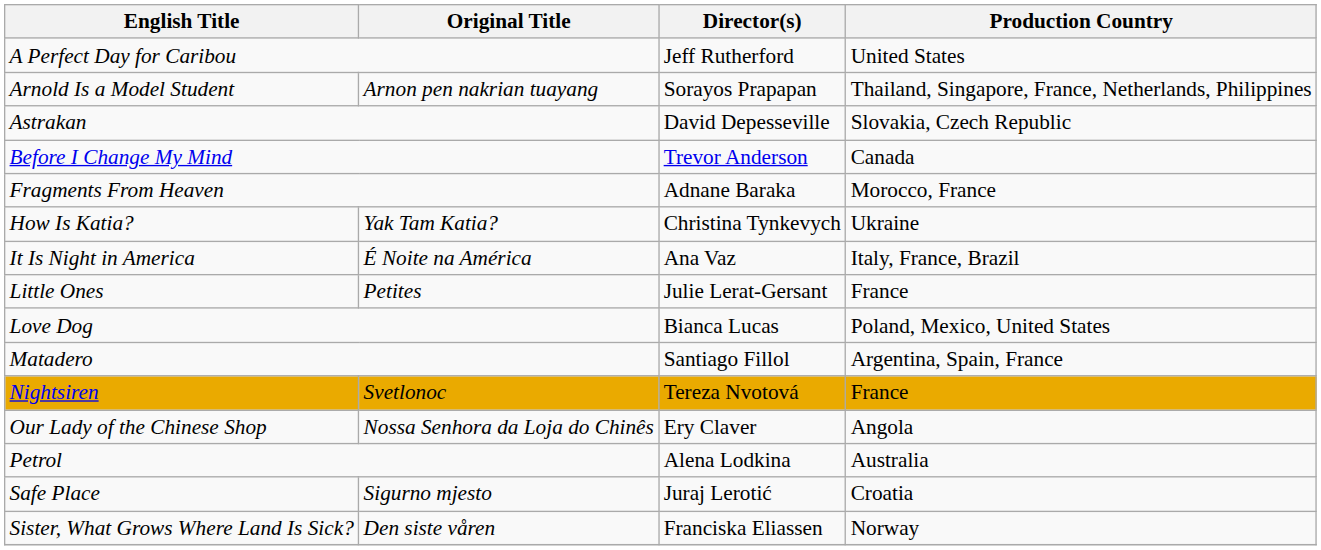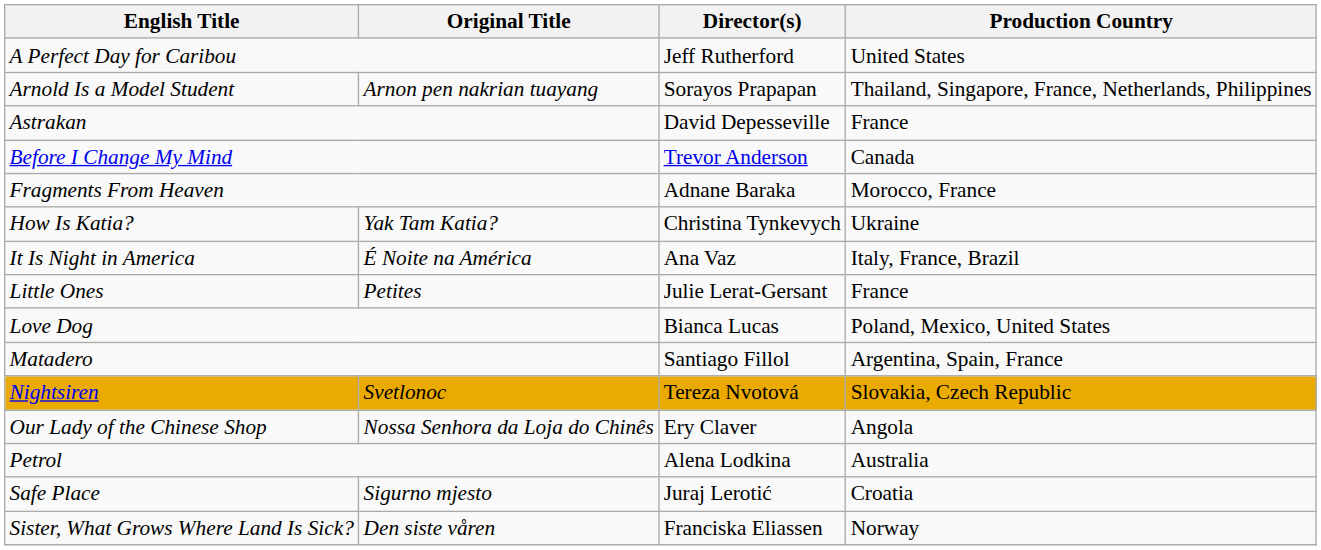(961, 122) Slovakia, Czech Republic -> (880, 122) France
(880, 392) France -> (961, 392) Slovakia, Czech Republic
